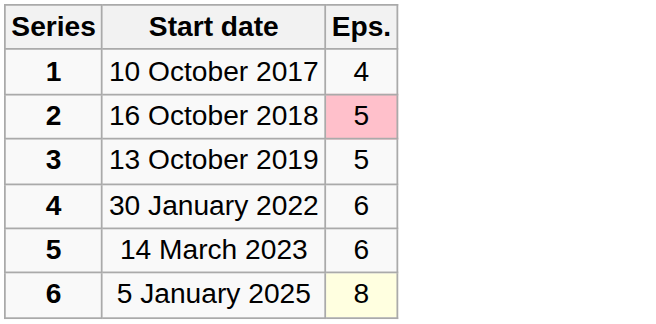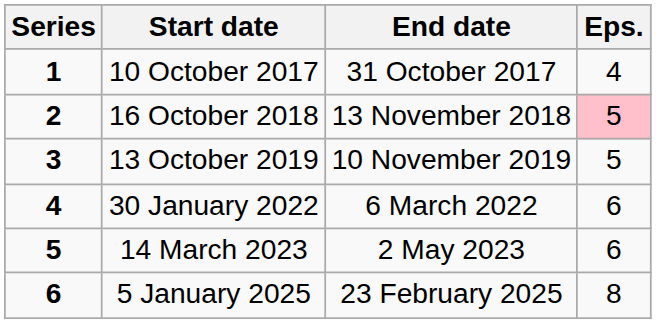+ column: (451, 26)
(361, 294) lightyellow background -> (614, 294) no background
